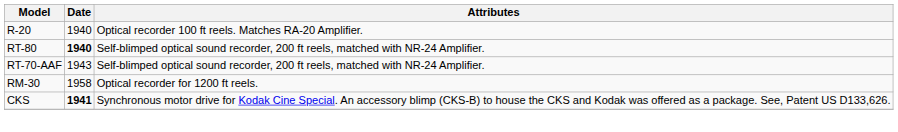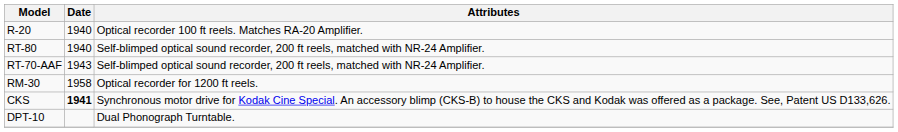(79, 48) bold -> (79, 48) normal
+ row: (26, 118)
